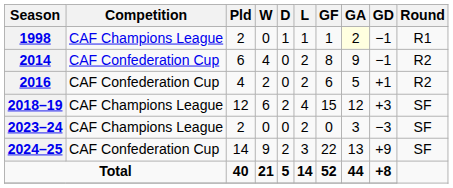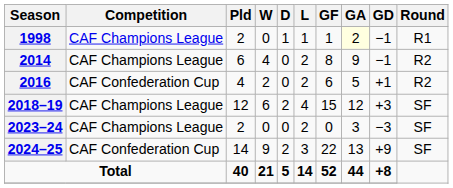(144, 60) CAF Confederation Cup -> (146, 60) CAF Champions League
